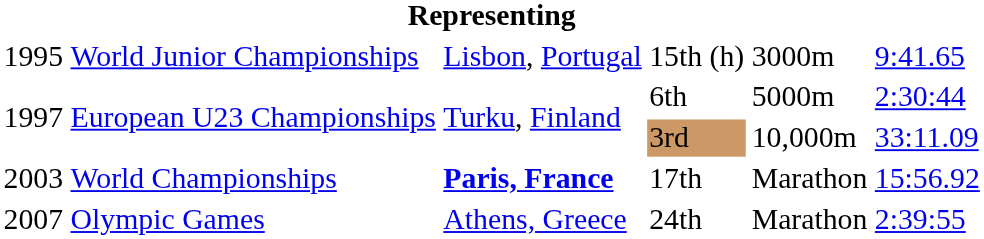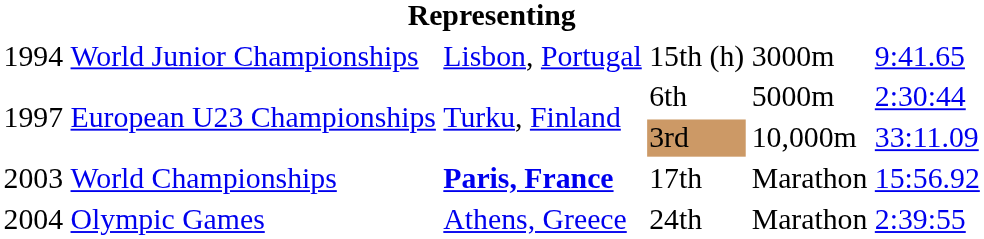(33, 55) 1995 -> (33, 55) 1994
(33, 219) 2007 -> (33, 219) 2004
